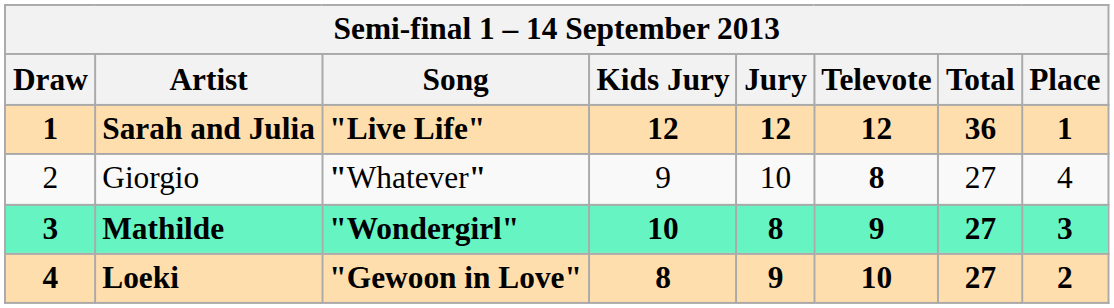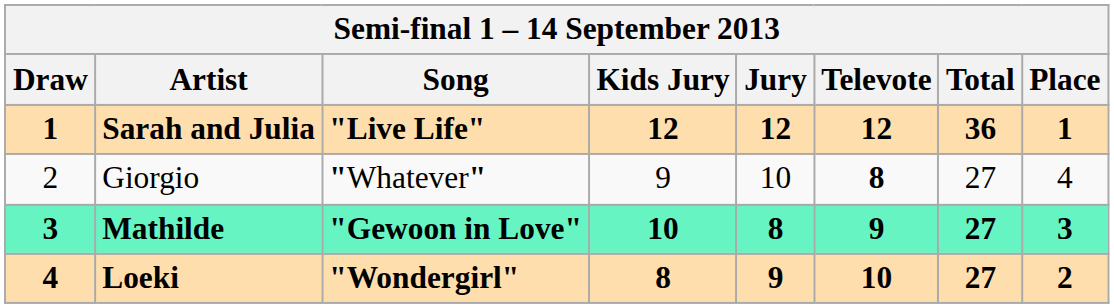(424, 228) "Wondergirl" -> (456, 228) "Gewoon in Love"
(456, 278) "Gewoon in Love" -> (424, 278) "Wondergirl"
